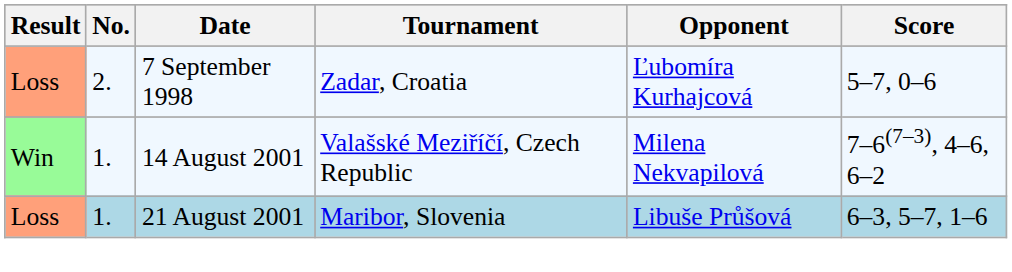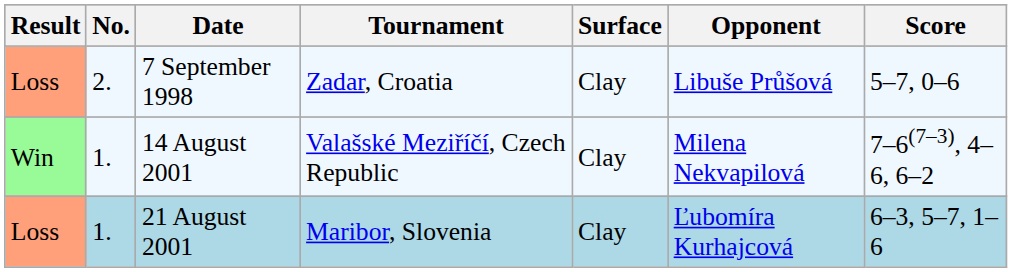+ column: (620, 24)
(693, 81) Ľubomíra Kurhajcová -> (753, 81) Libuše Průšová
(712, 215) Libuše Průšová -> (733, 230) Ľubomíra Kurhajcová
